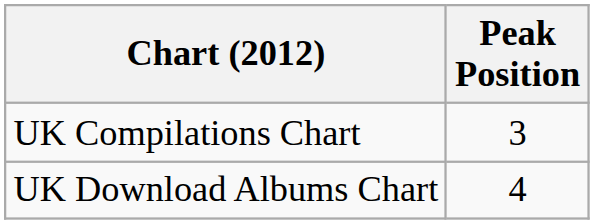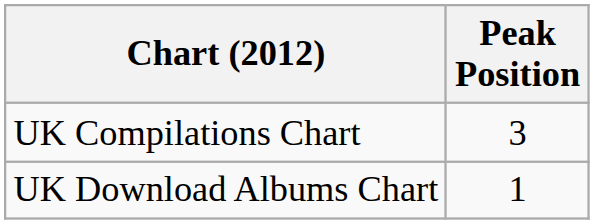(518, 189) 4 -> (518, 189) 1
